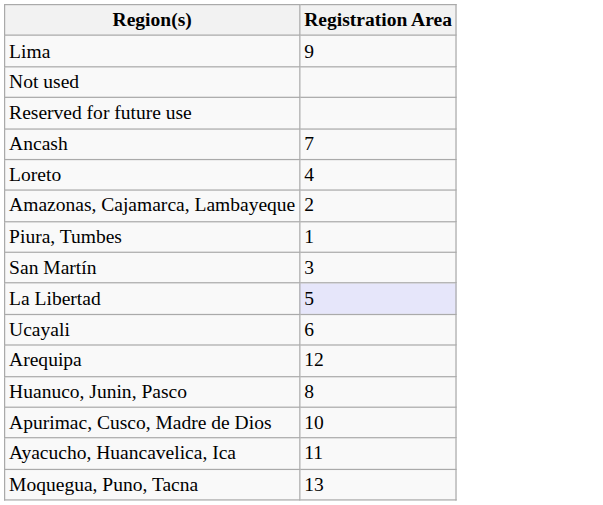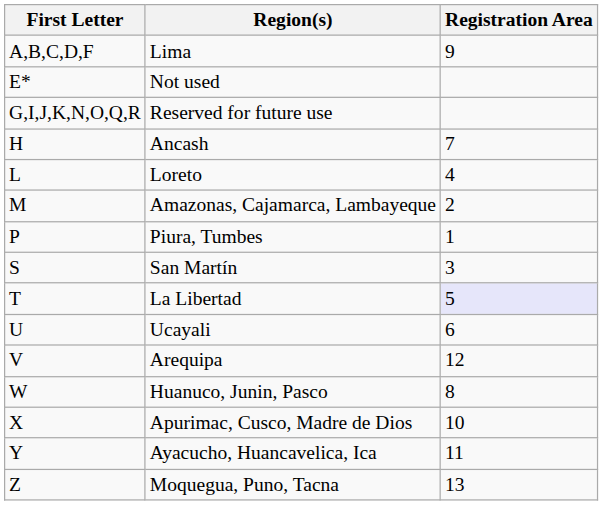+ column: (75, 19)
